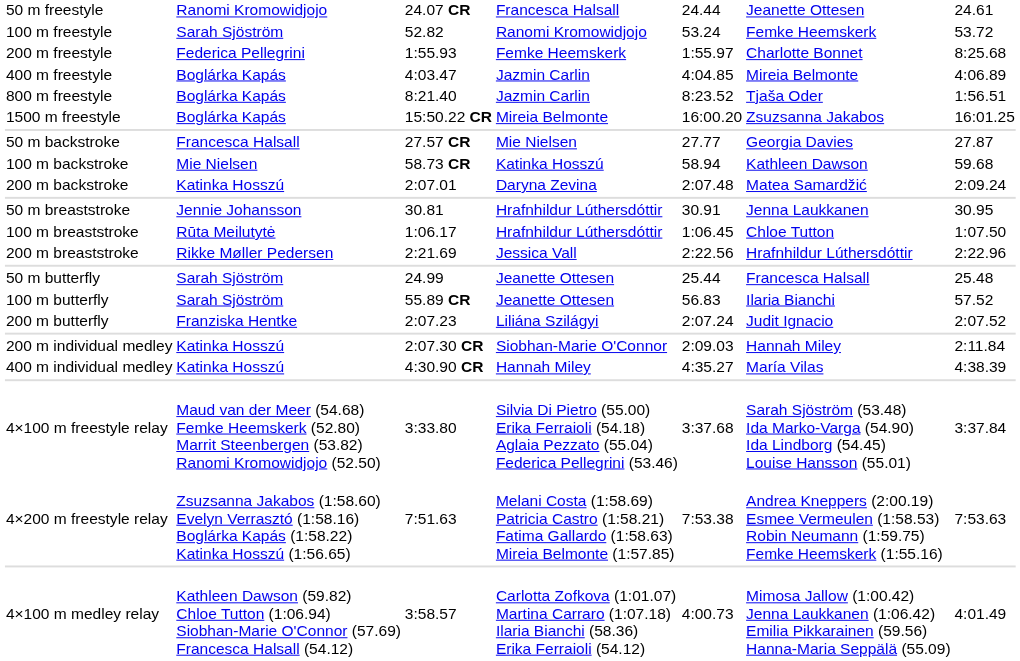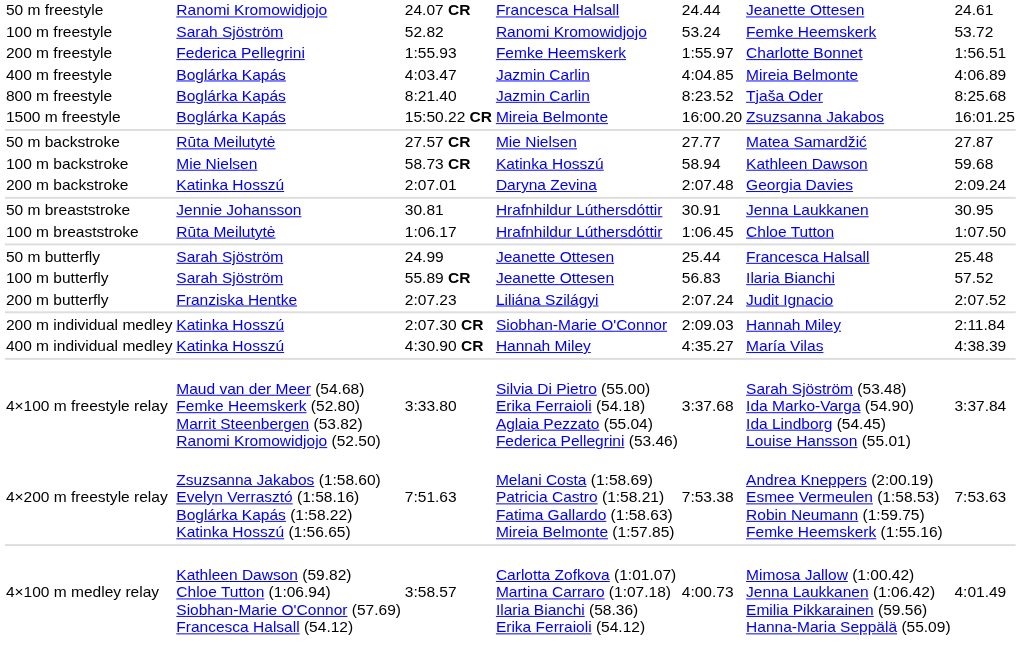(980, 53) 8:25.68 -> (980, 53) 1:56.51
(980, 96) 1:56.51 -> (980, 96) 8:25.68
(238, 142) Francesca Halsall -> (226, 142) Rūta Meilutytė
(800, 142) Georgia Davies -> (806, 142) Matea Samardžić
(806, 185) Matea Samardžić -> (800, 185) Georgia Davies
- row: (72, 253)
